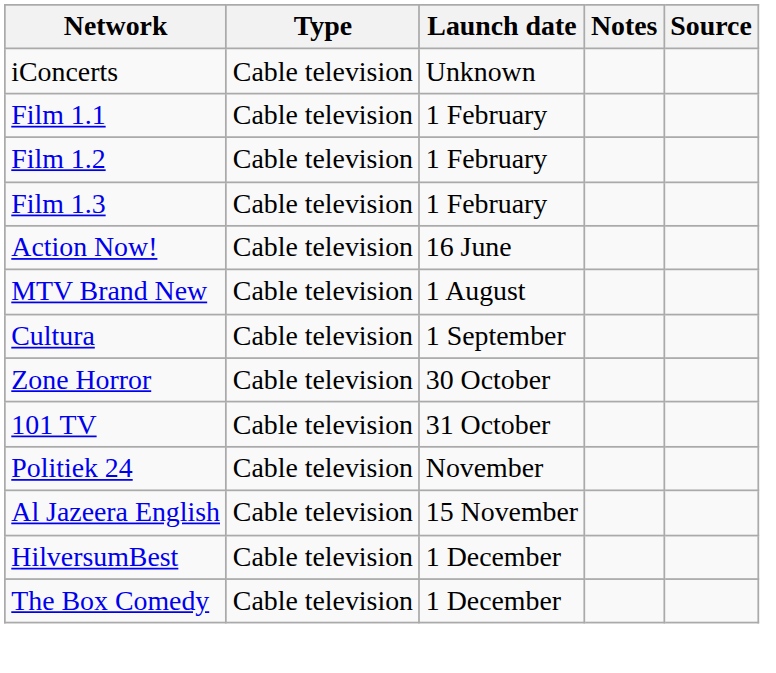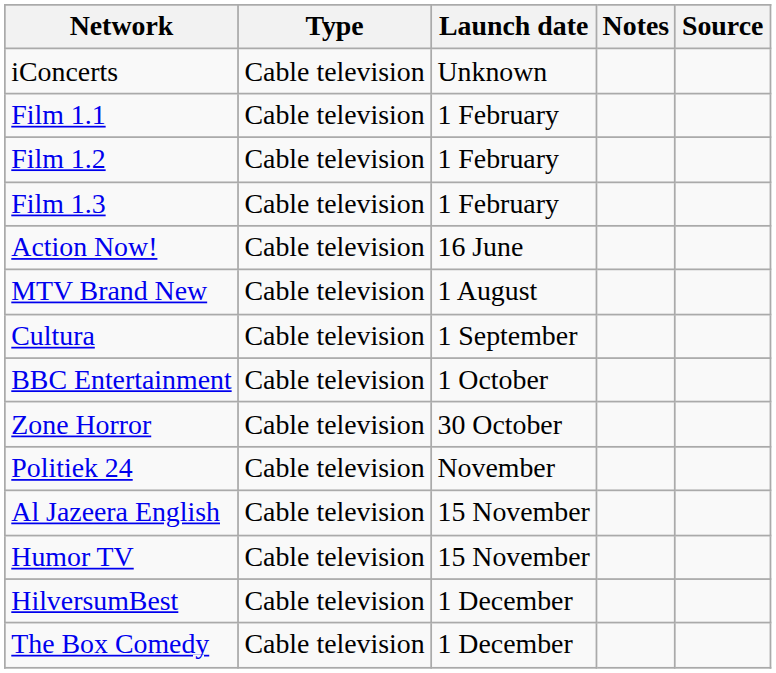+ row: (121, 379)
- row: (54, 423)
+ row: (73, 556)
